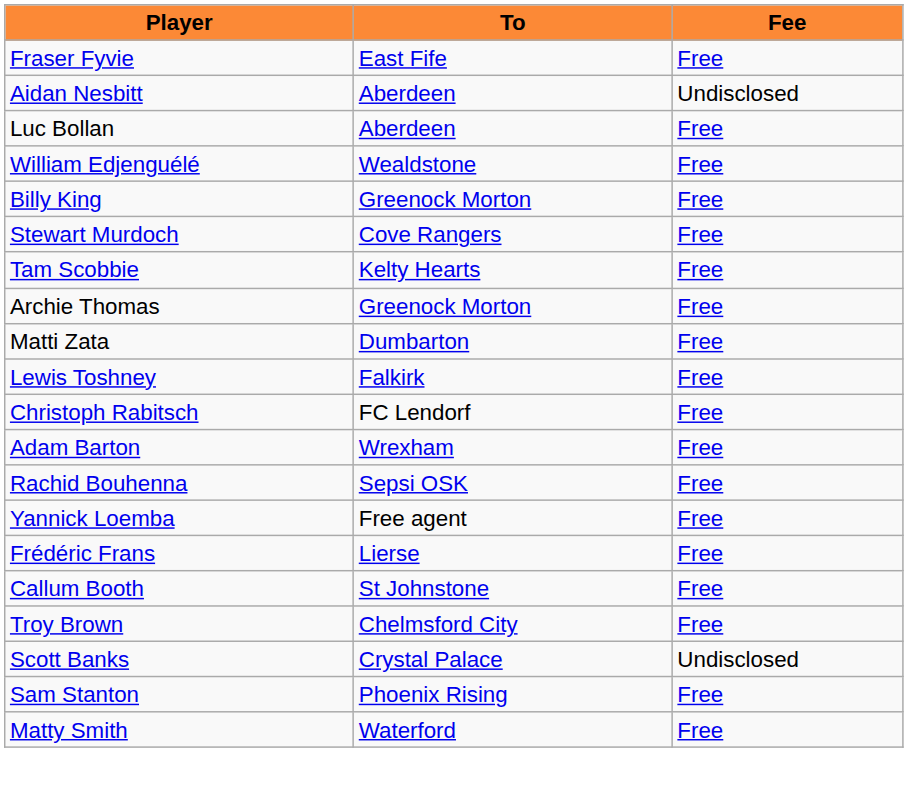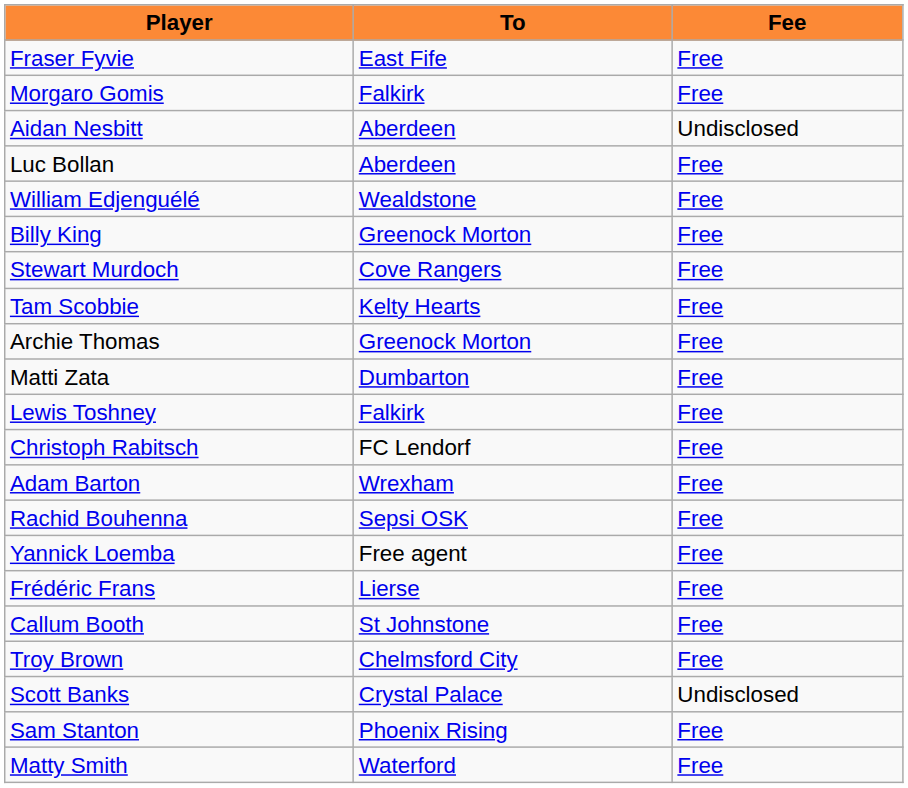+ row: (87, 93)
